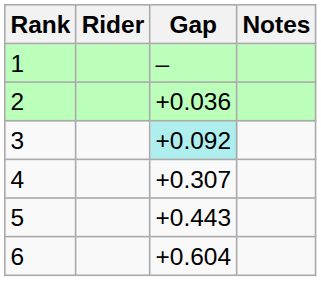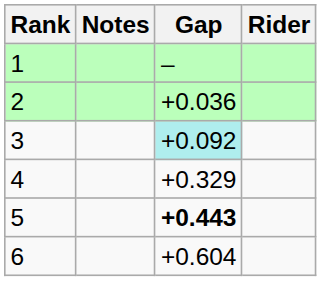columns swapped: (113, 24) <-> (276, 24)
(193, 179) +0.307 -> (199, 179) +0.329
(193, 218) normal -> (199, 218) bold
